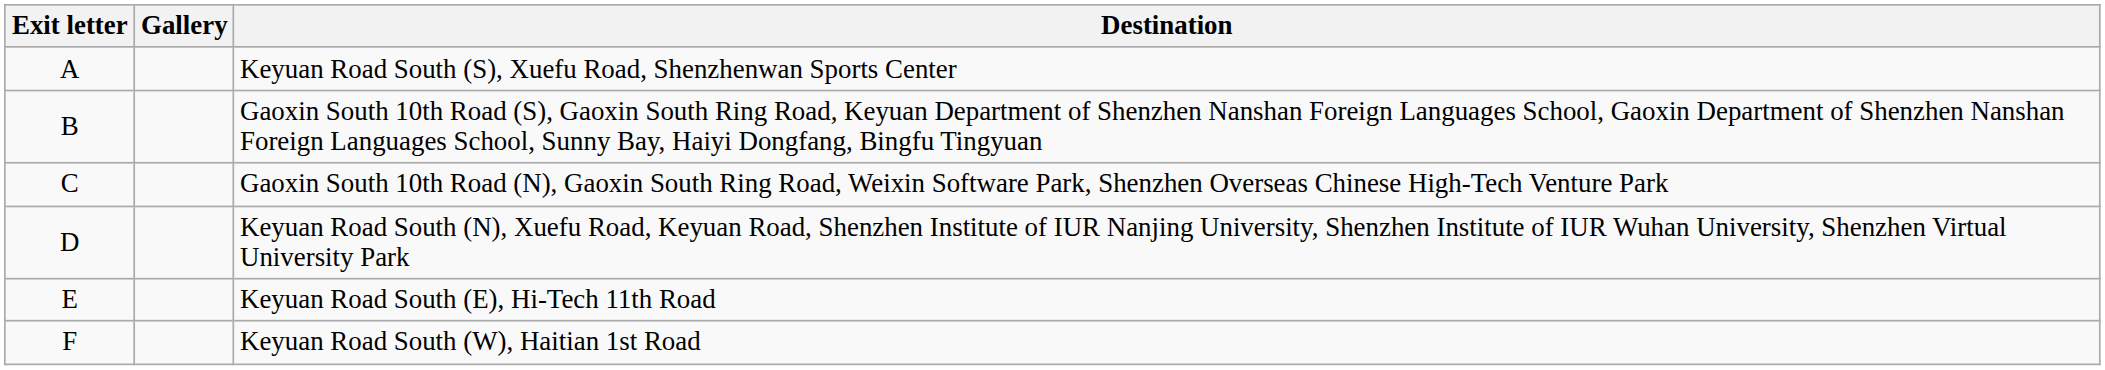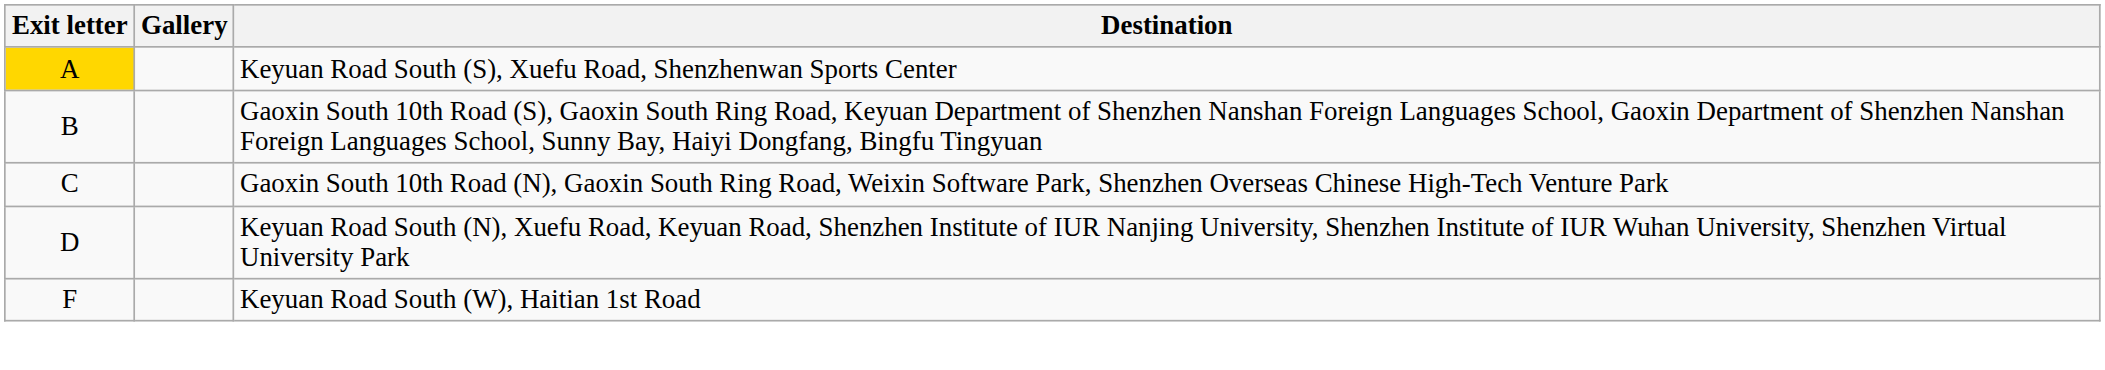(70, 68) no background -> (70, 68) gold background
- row: (478, 299)
